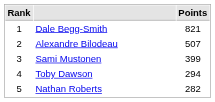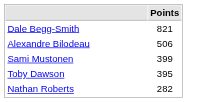- column: (19, 13)
(193, 44) 507 -> (165, 44) 506
(193, 74) 294 -> (165, 74) 395
